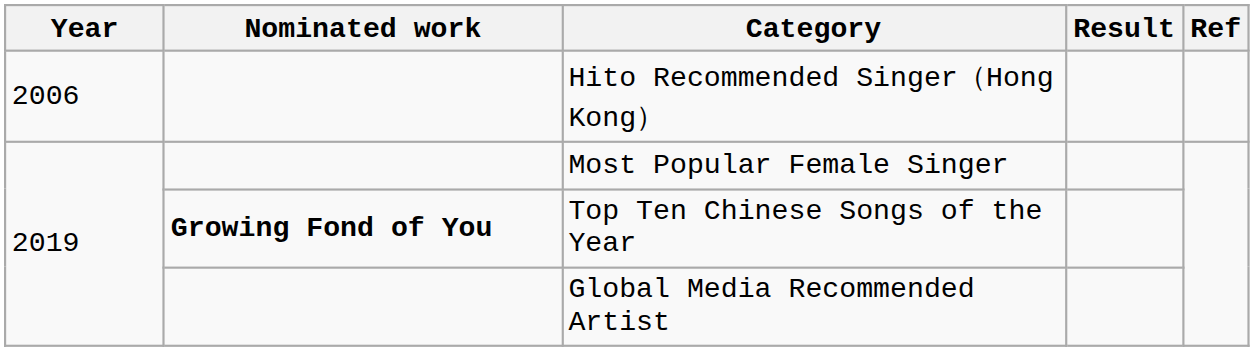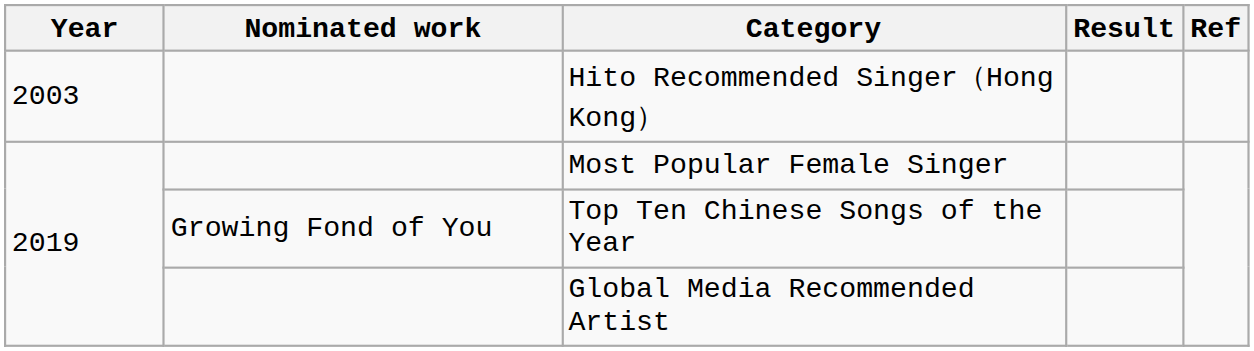(46, 97) 2006 -> (46, 97) 2003
(332, 228) bold -> (332, 228) normal
